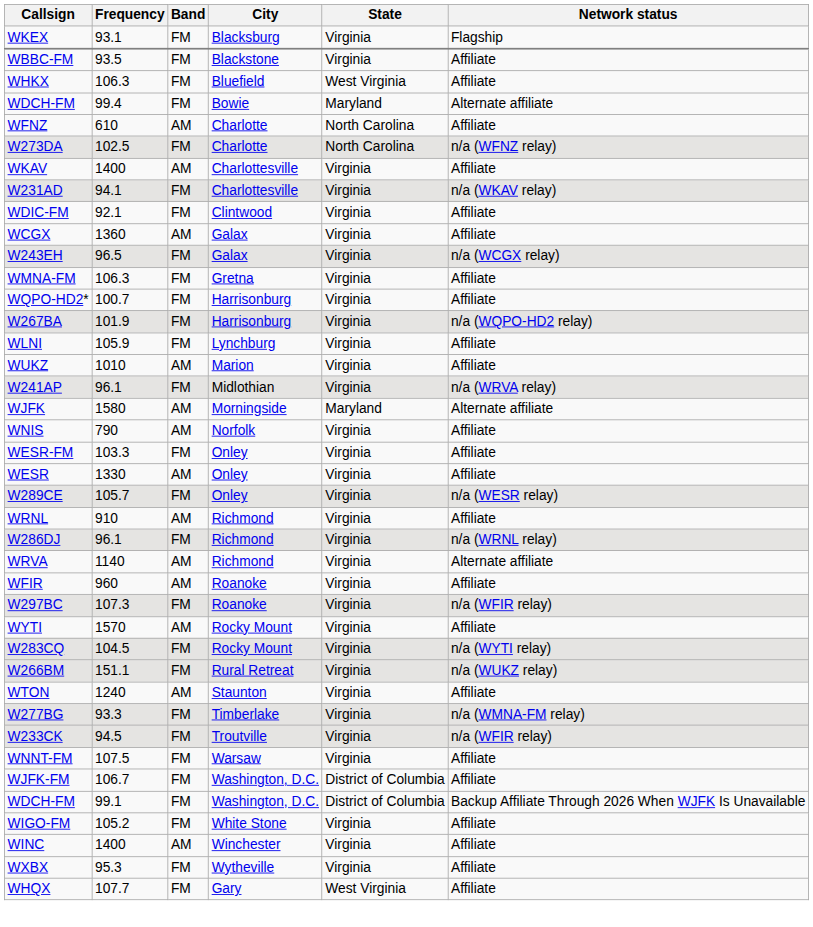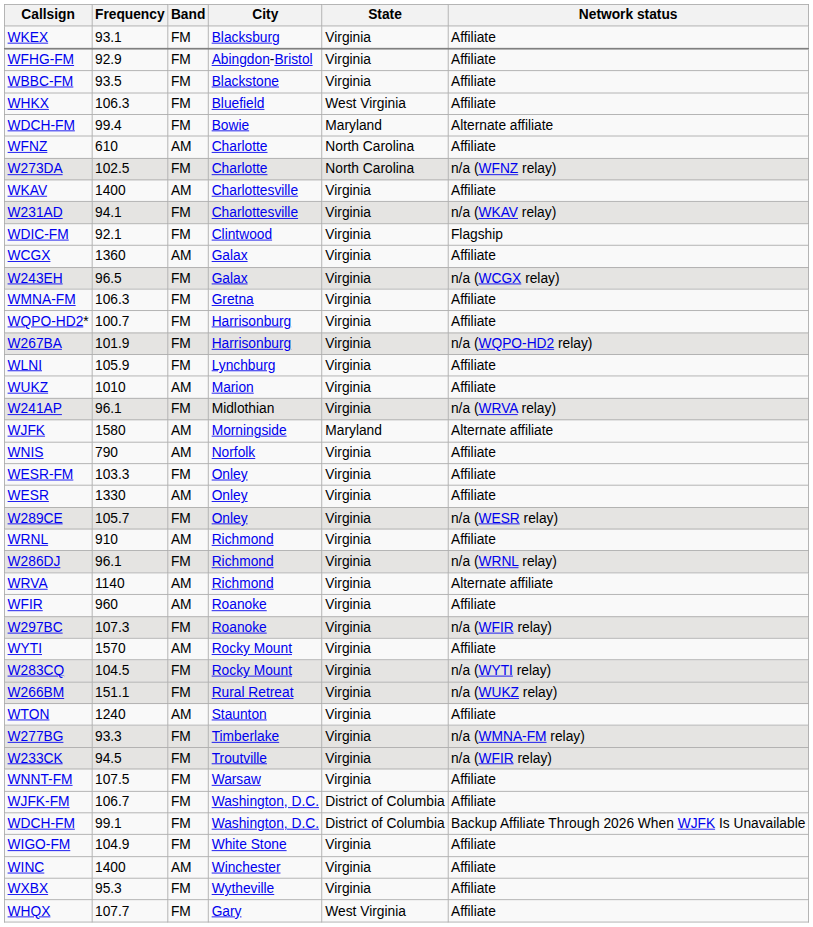(477, 37) Flagship -> (473, 37) Affiliate
+ row: (41, 59)
(473, 212) Affiliate -> (477, 234) Flagship
(112, 823) 105.2 -> (112, 845) 104.9
